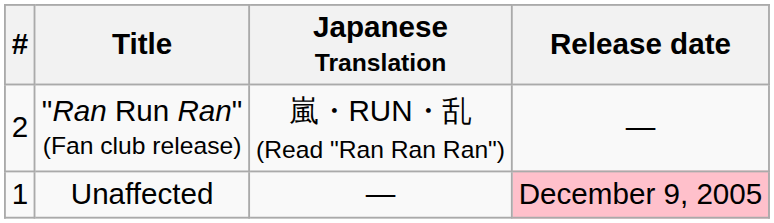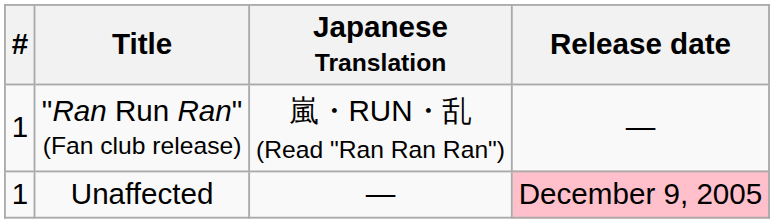(20, 127) 2 -> (20, 127) 1
